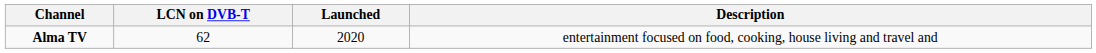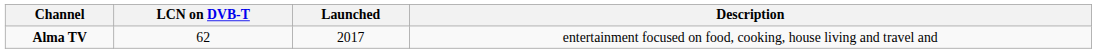(351, 37) 2020 -> (351, 37) 2017
